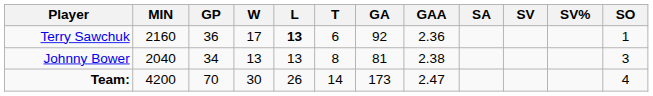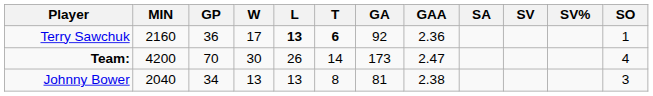(335, 36) normal -> (335, 36) bold
rows swapped: (87, 58) <-> (110, 79)
